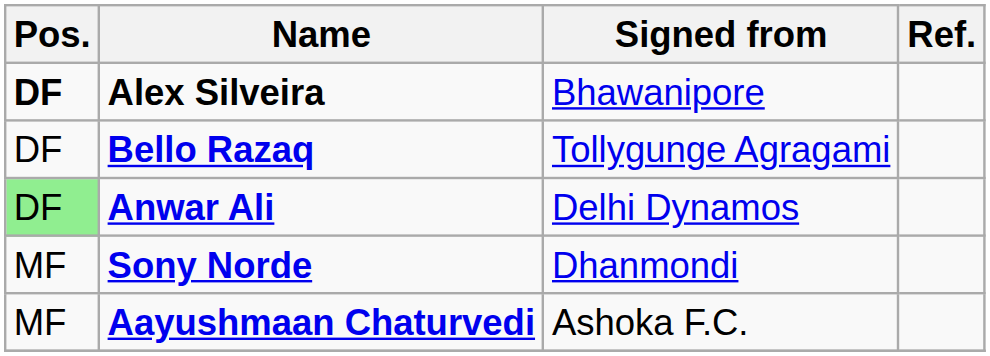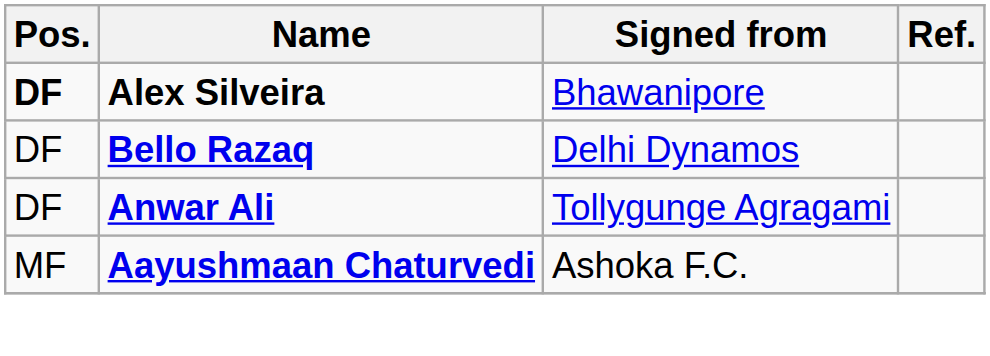(721, 150) Tollygunge Agragami -> (676, 150) Delhi Dynamos
(38, 208) lightgreen background -> (38, 208) no background
(676, 208) Delhi Dynamos -> (721, 208) Tollygunge Agragami
- row: (210, 265)
